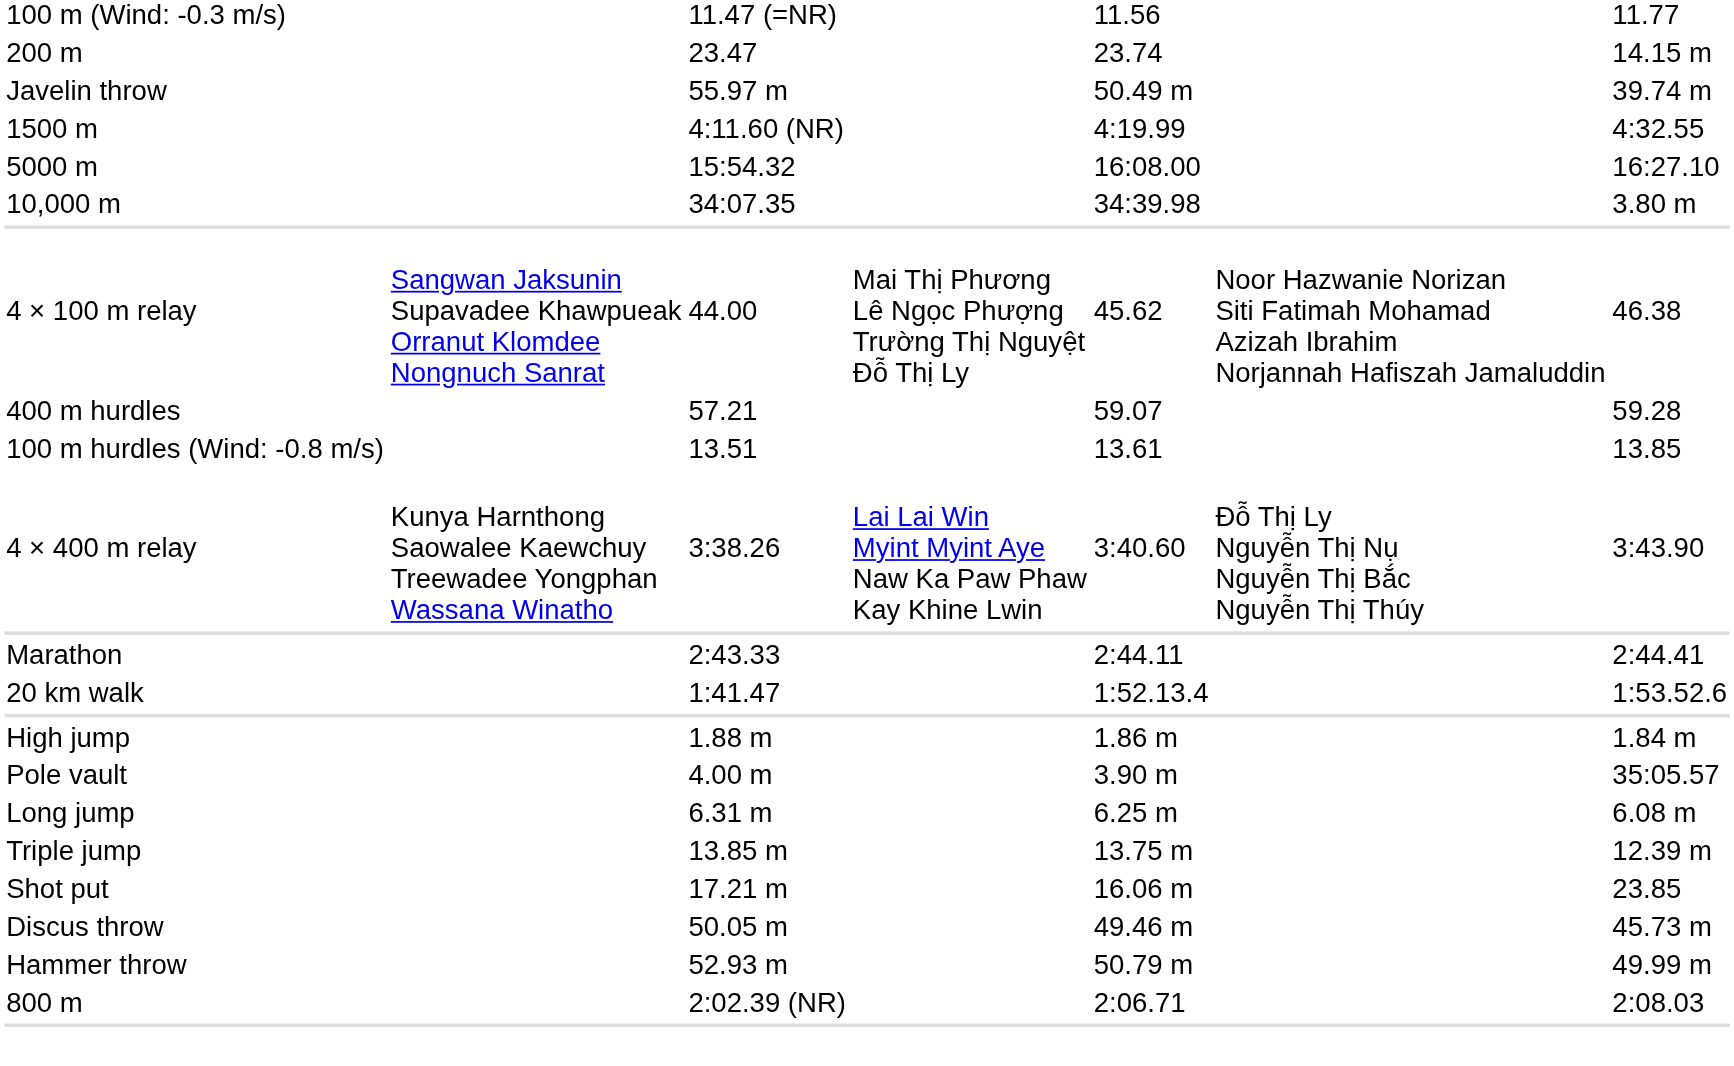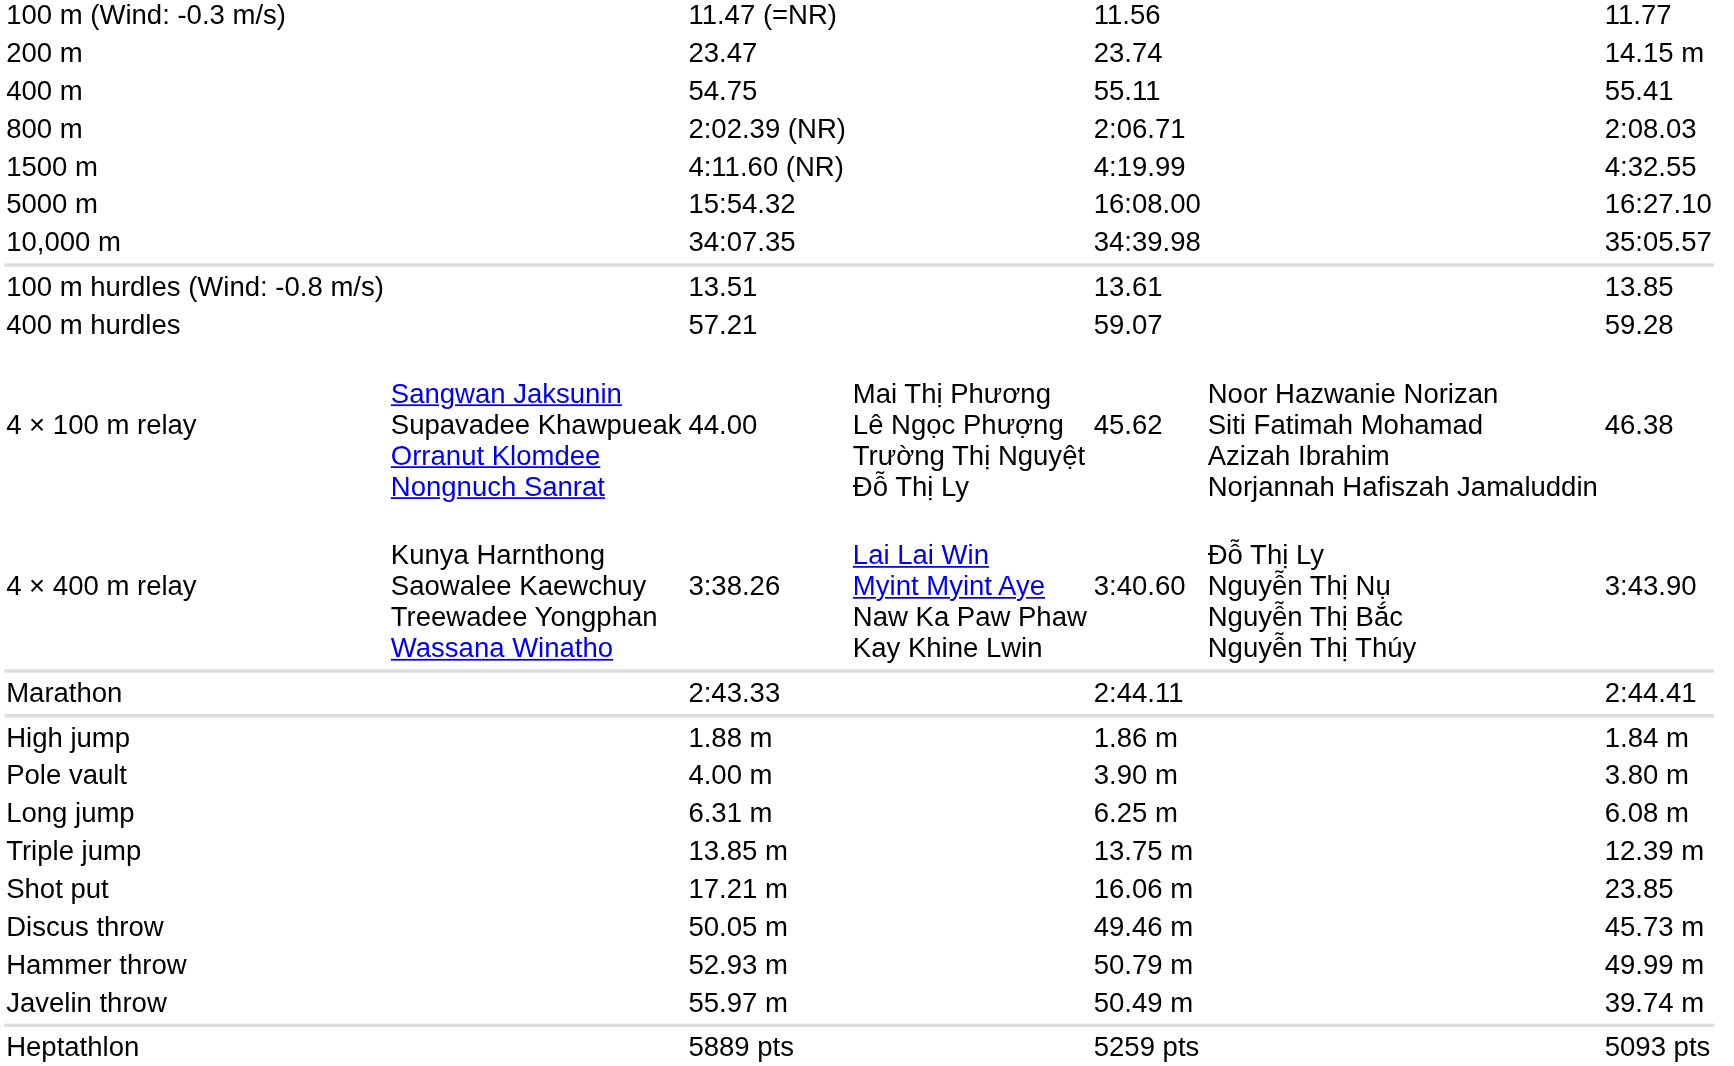+ row: (44, 90)
rows swapped: (44, 1002) <-> (86, 90)
(1654, 204) 3.80 m -> (1658, 242) 35:05.57
rows swapped: (195, 448) <-> (101, 311)
- row: (75, 692)
(1666, 775) 35:05.57 -> (1647, 775) 3.80 m
+ row: (73, 1047)
